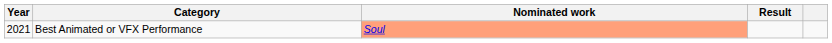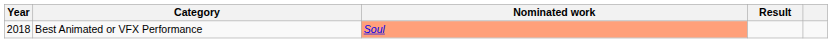(19, 29) 2021 -> (19, 29) 2018
